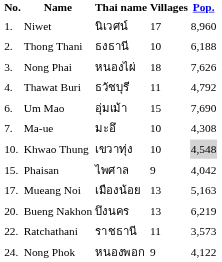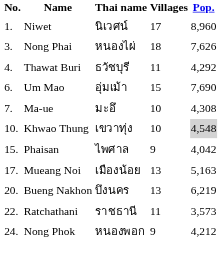- row: (53, 46)
(204, 87) 4,792 -> (204, 66) 4,292
(204, 252) 4,122 -> (204, 231) 4,212
